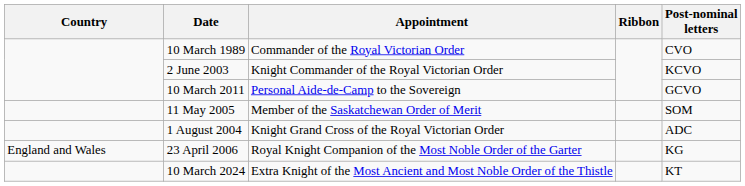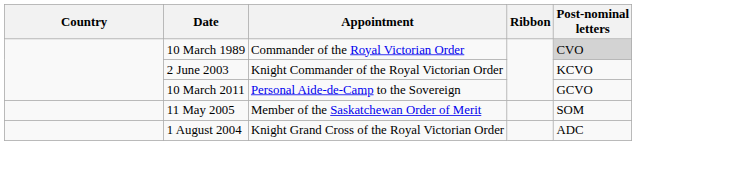(678, 49) no background -> (570, 49) lightgrey background
- row: (202, 150)
- row: (206, 171)
